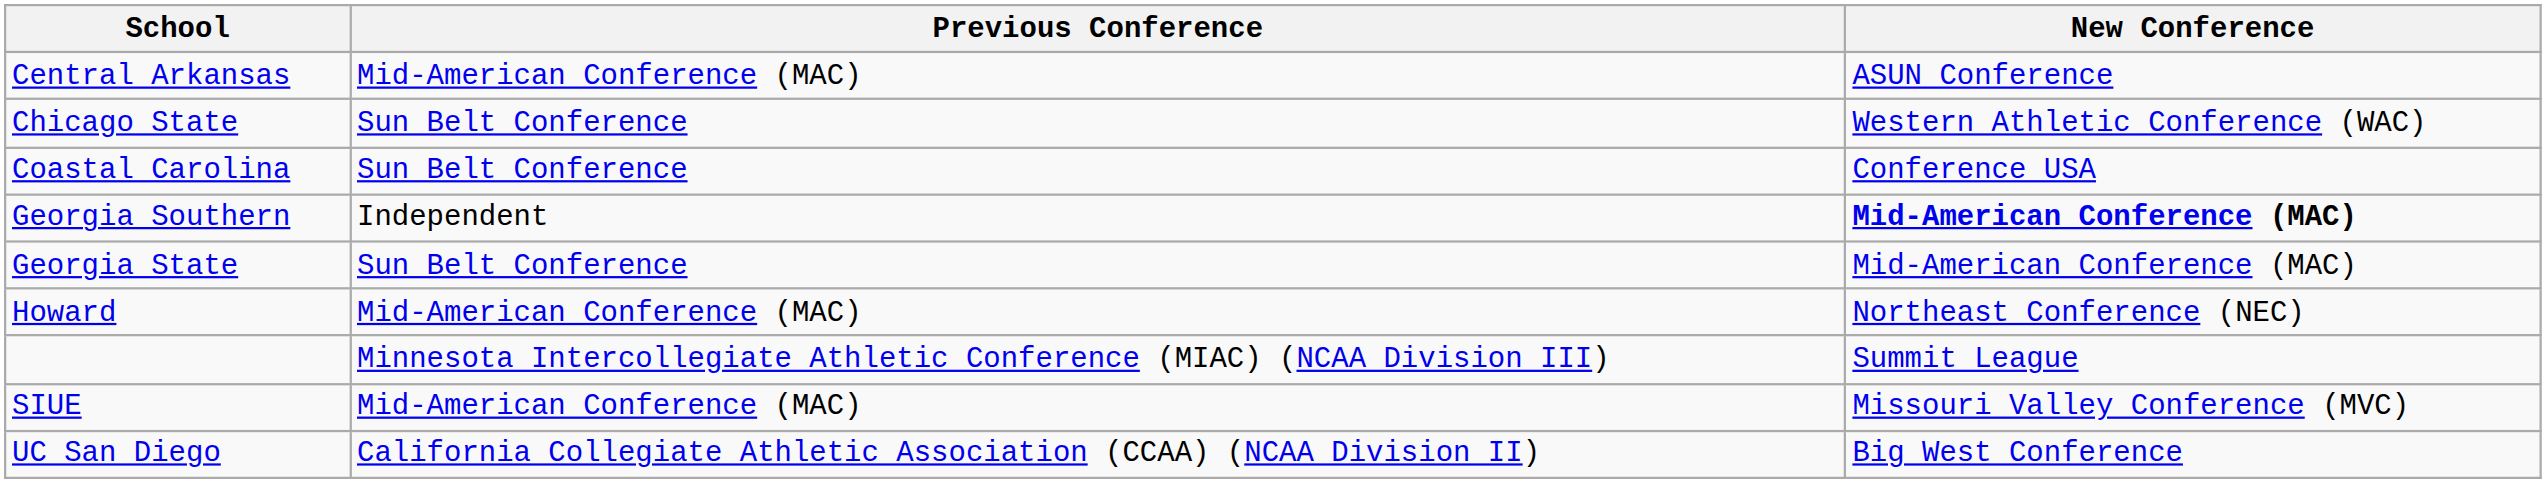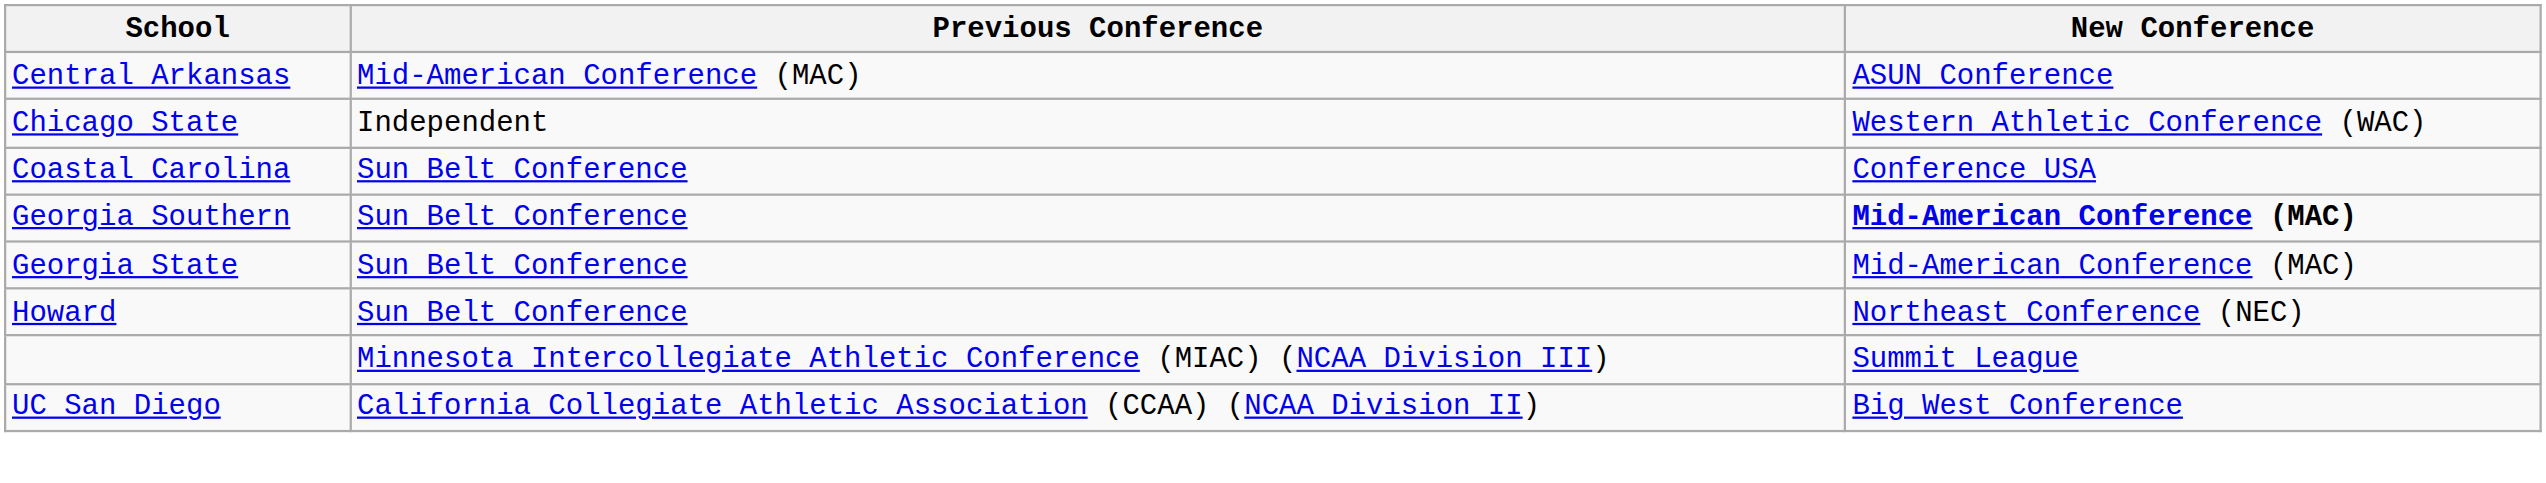(522, 123) Sun Belt Conference -> (453, 123) Independent
(453, 218) Independent -> (522, 218) Sun Belt Conference
(609, 312) Mid-American Conference (MAC) -> (522, 312) Sun Belt Conference
- row: (47, 407)
